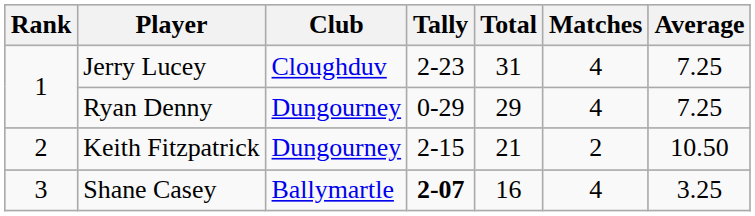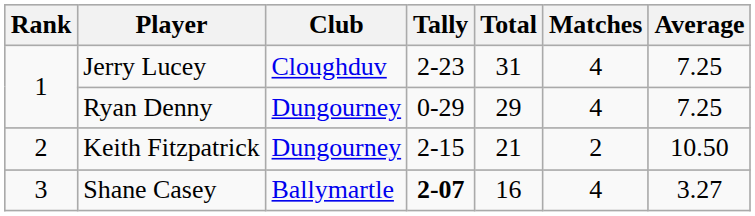(699, 189) 3.25 -> (699, 189) 3.27
